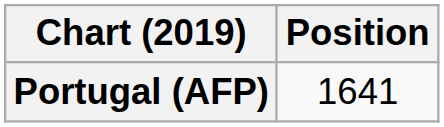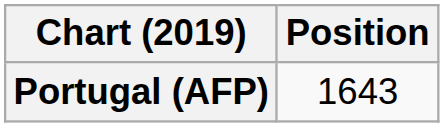(358, 91) 1641 -> (358, 91) 1643
